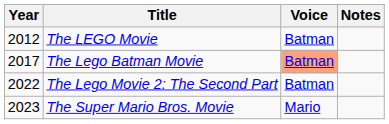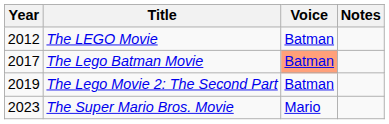(24, 84) 2022 -> (24, 84) 2019
